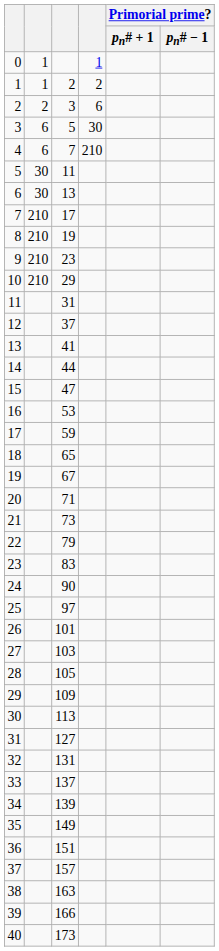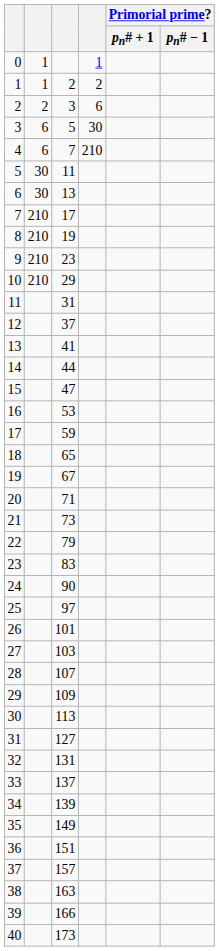(65, 673) 105 -> (65, 673) 107
